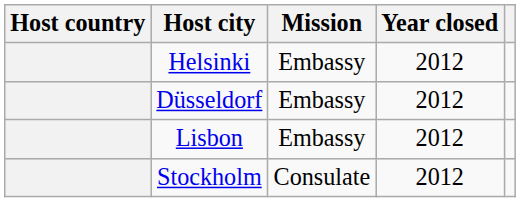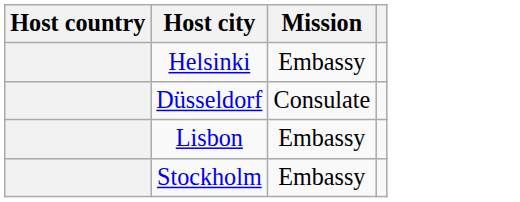- column: (440, 23)
(322, 100) Embassy -> (322, 100) Consulate
(322, 176) Consulate -> (322, 176) Embassy
